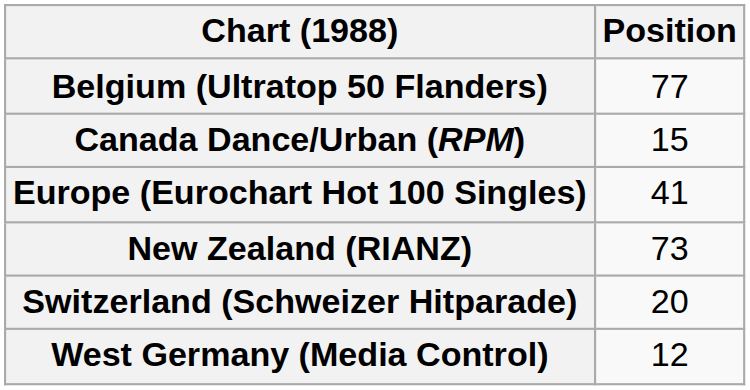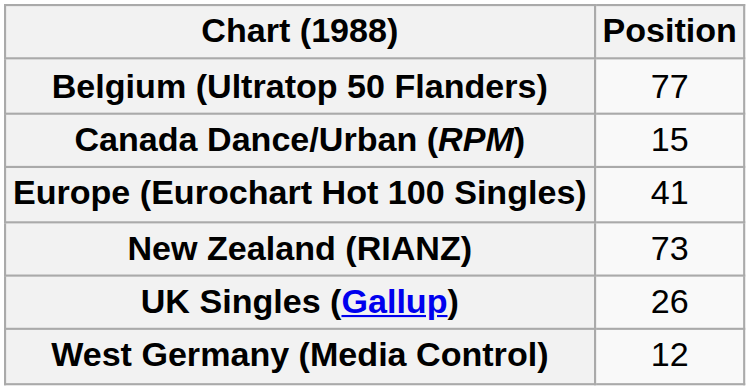- row: (300, 301)
+ row: (300, 301)
